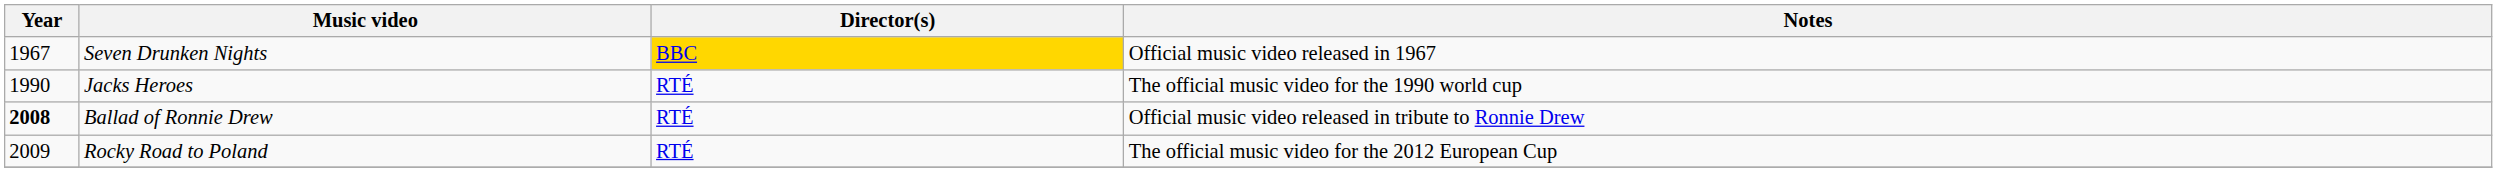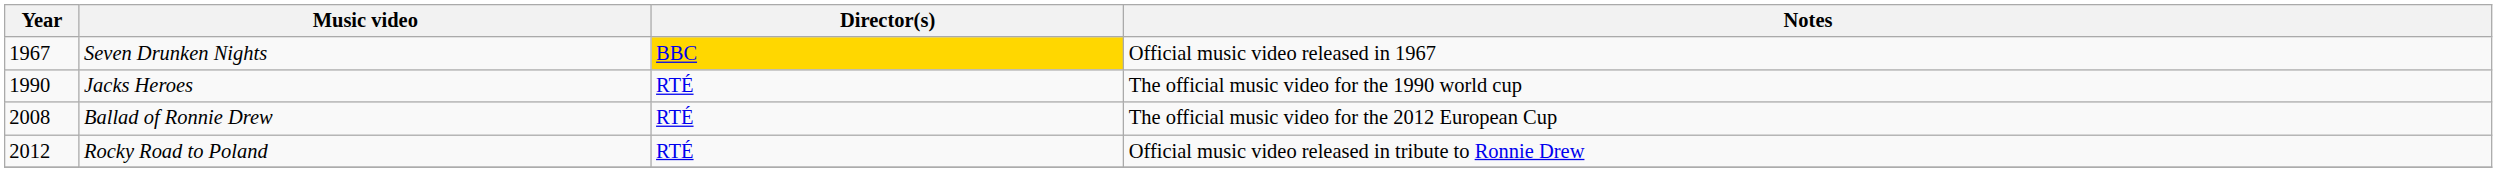(30, 118) bold -> (30, 118) normal
(1357, 118) Official music video released in tribute to Ronnie Drew -> (1343, 118) The official music video for the 2012 European Cup
(30, 150) 2009 -> (30, 150) 2012
(1343, 150) The official music video for the 2012 European Cup -> (1357, 150) Official music video released in tribute to Ronnie Drew
